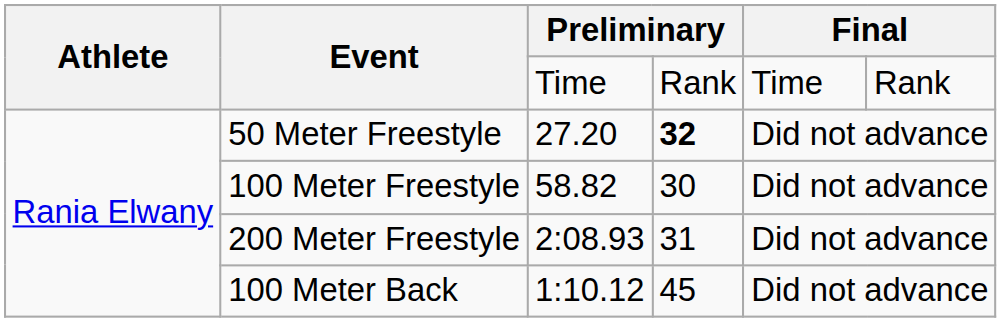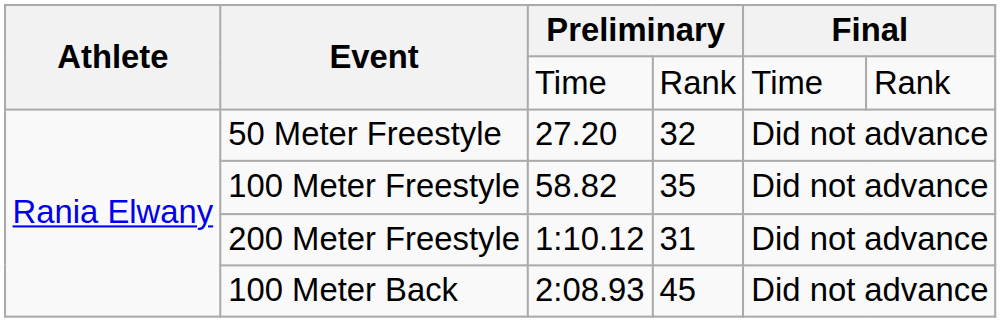(678, 134) bold -> (678, 134) normal
(678, 186) 30 -> (678, 186) 35
(590, 238) 2:08.93 -> (590, 238) 1:10.12
(590, 290) 1:10.12 -> (590, 290) 2:08.93
